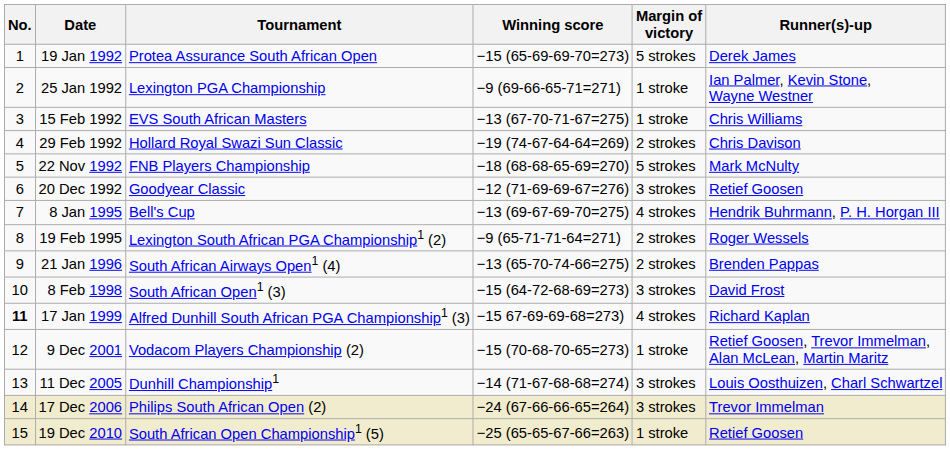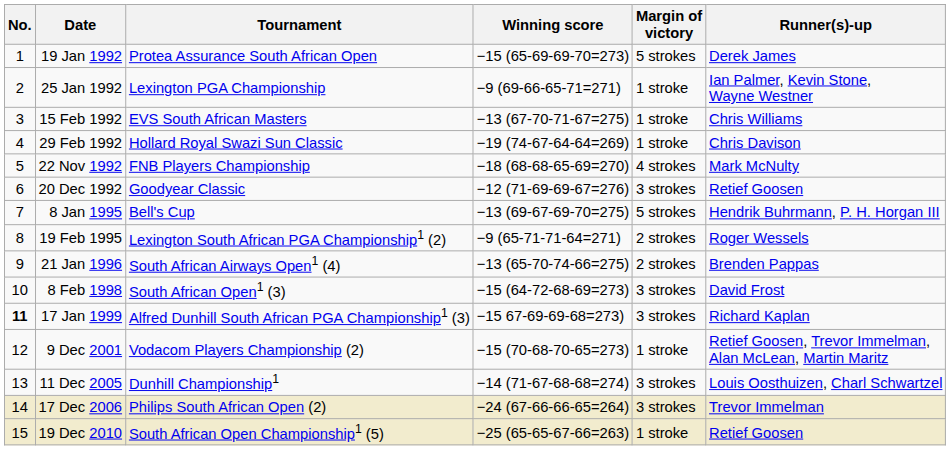(666, 143) 2 strokes -> (662, 143) 1 stroke
(666, 166) 5 strokes -> (666, 166) 4 strokes
(666, 213) 4 strokes -> (666, 213) 5 strokes
(666, 316) 4 strokes -> (666, 316) 3 strokes
